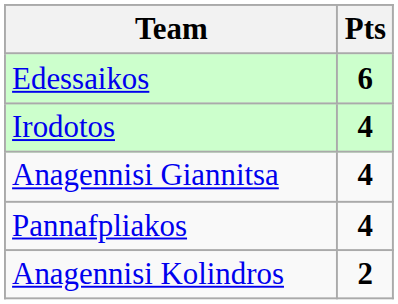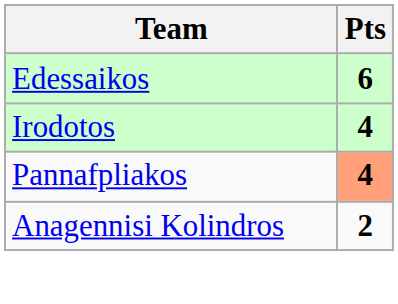- row: (145, 175)
(365, 224) no background -> (365, 175) lightsalmon background
